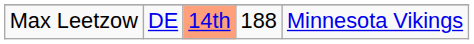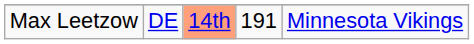(259, 21) 188 -> (259, 21) 191
